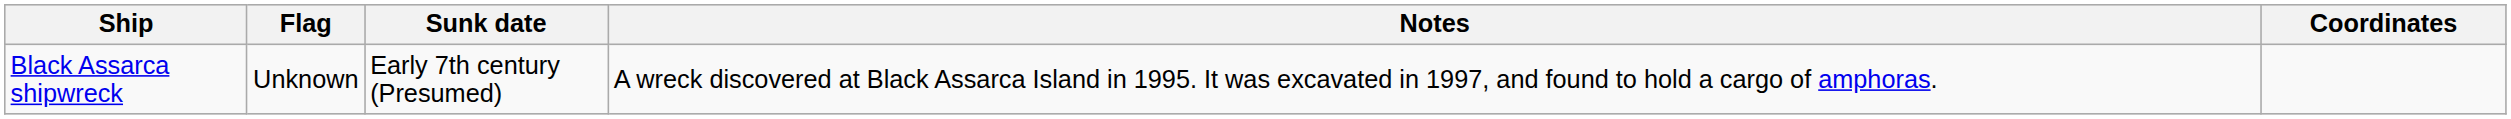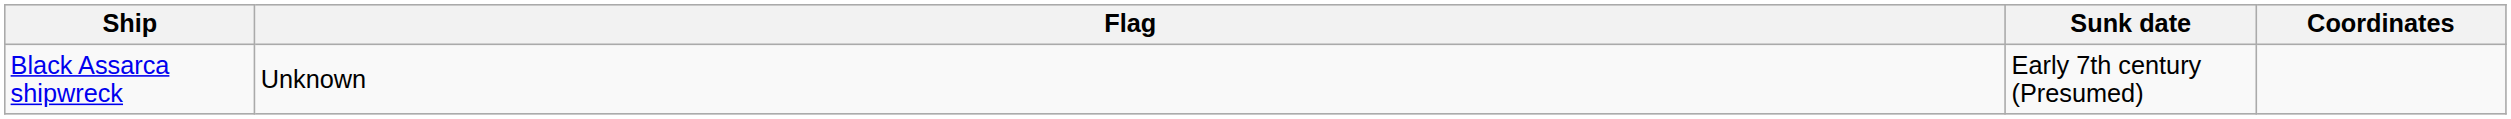- column: (1435, 24)
